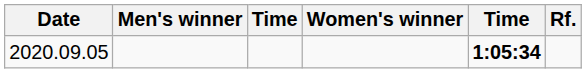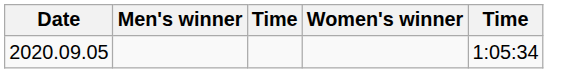- column: (563, 20)
(507, 51) bold -> (506, 51) normal
